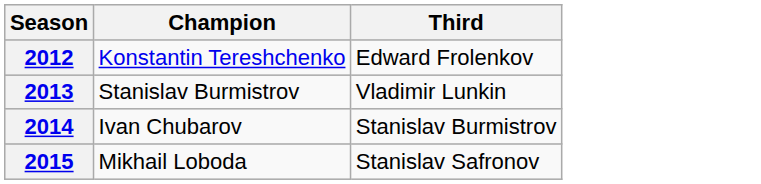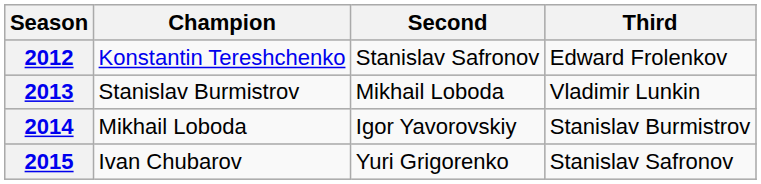+ column: (448, 23)
(170, 127) Ivan Chubarov -> (173, 127) Mikhail Loboda
(173, 162) Mikhail Loboda -> (170, 162) Ivan Chubarov
